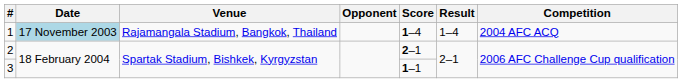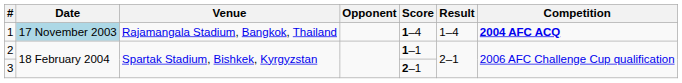(519, 31) normal -> (520, 31) bold
(412, 50) 2–1 -> (412, 50) 1–1
(412, 68) 1–1 -> (412, 68) 2–1
